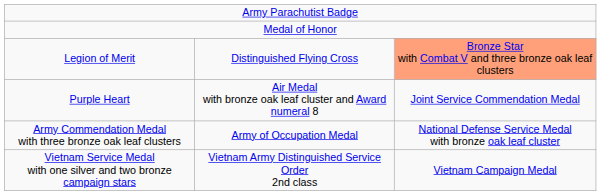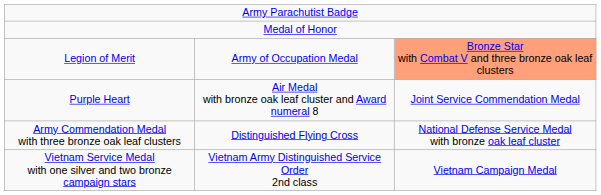(295, 59) Distinguished Flying Cross -> (295, 59) Army of Occupation Medal
(295, 135) Army of Occupation Medal -> (295, 135) Distinguished Flying Cross
